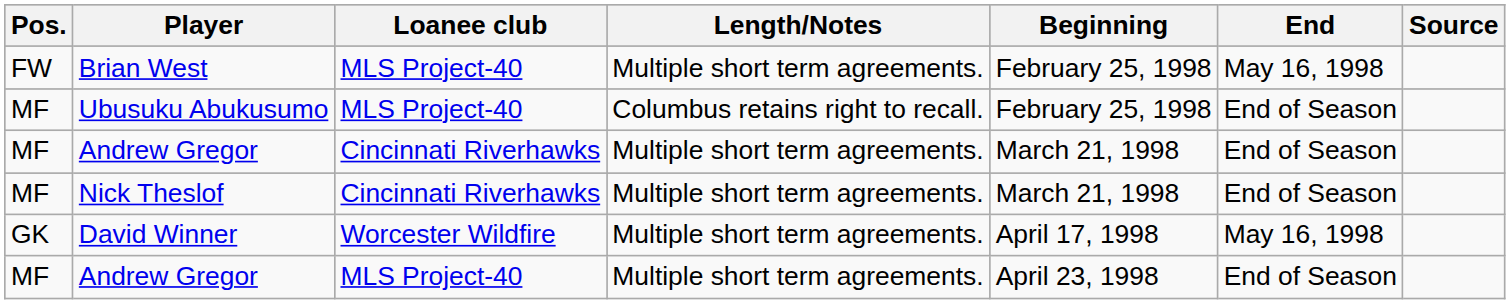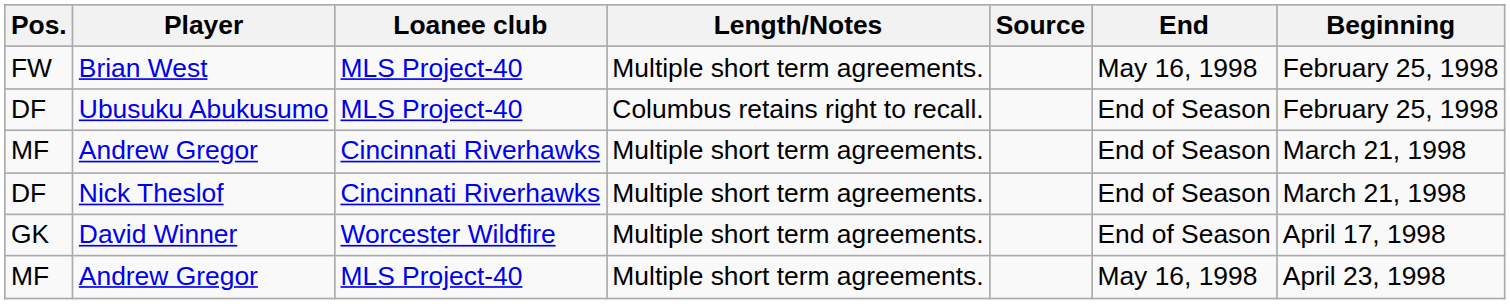columns swapped: (1104, 25) <-> (1454, 25)
(30, 109) MF -> (29, 109) DF
(30, 192) MF -> (29, 192) DF
(1304, 234) May 16, 1998 -> (1184, 234) End of Season
(1310, 276) End of Season -> (1177, 276) May 16, 1998
